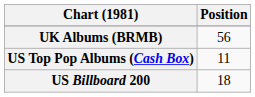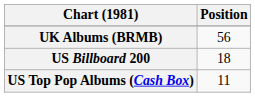rows swapped: (101, 80) <-> (101, 59)
